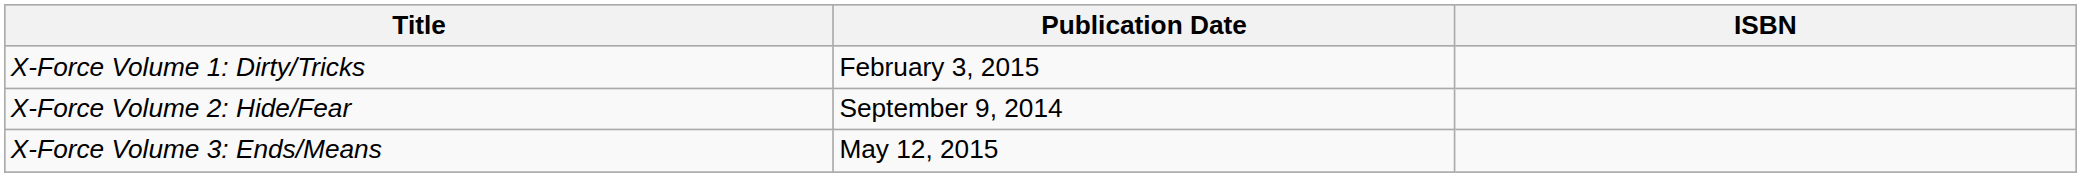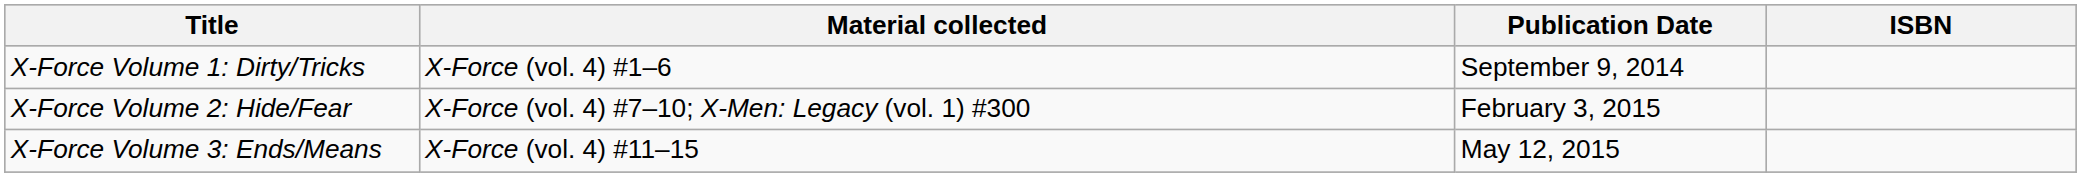+ column: (937, 25)
(939, 66) February 3, 2015 -> (1572, 66) September 9, 2014
(951, 108) September 9, 2014 -> (1561, 108) February 3, 2015
